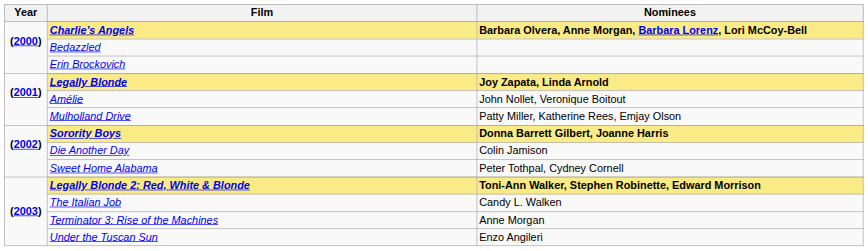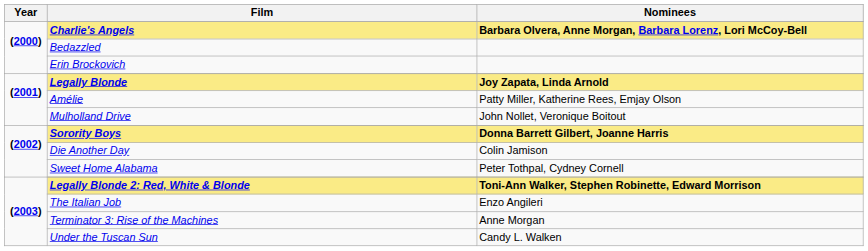(552, 99) John Nollet, Veronique Boitout -> (580, 99) Patty Miller, Katherine Rees, Emjay Olson
(580, 116) Patty Miller, Katherine Rees, Emjay Olson -> (552, 116) John Nollet, Veronique Boitout
(520, 202) Candy L. Walken -> (511, 202) Enzo Angileri
(511, 237) Enzo Angileri -> (520, 237) Candy L. Walken
